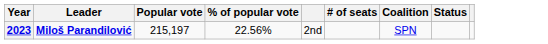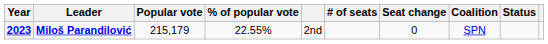+ column: (414, 13)
(170, 30) 215,197 -> (170, 30) 215,179
(253, 30) 22.56% -> (253, 30) 22.55%
